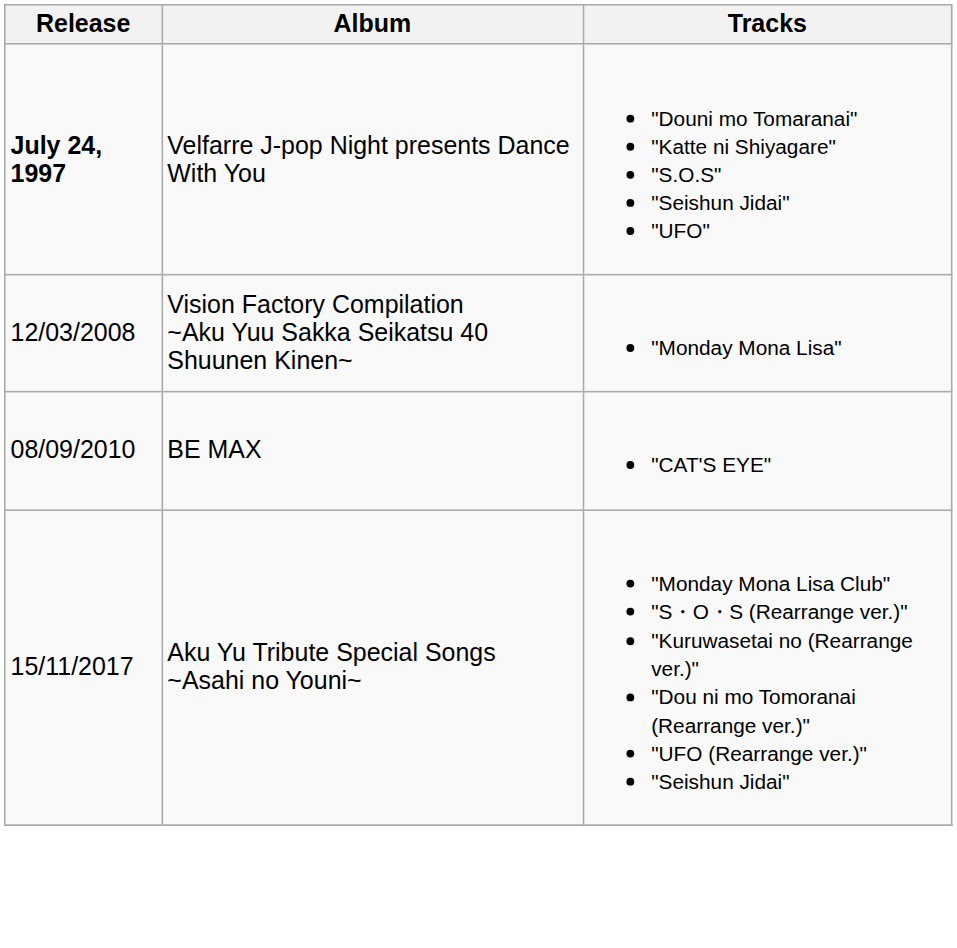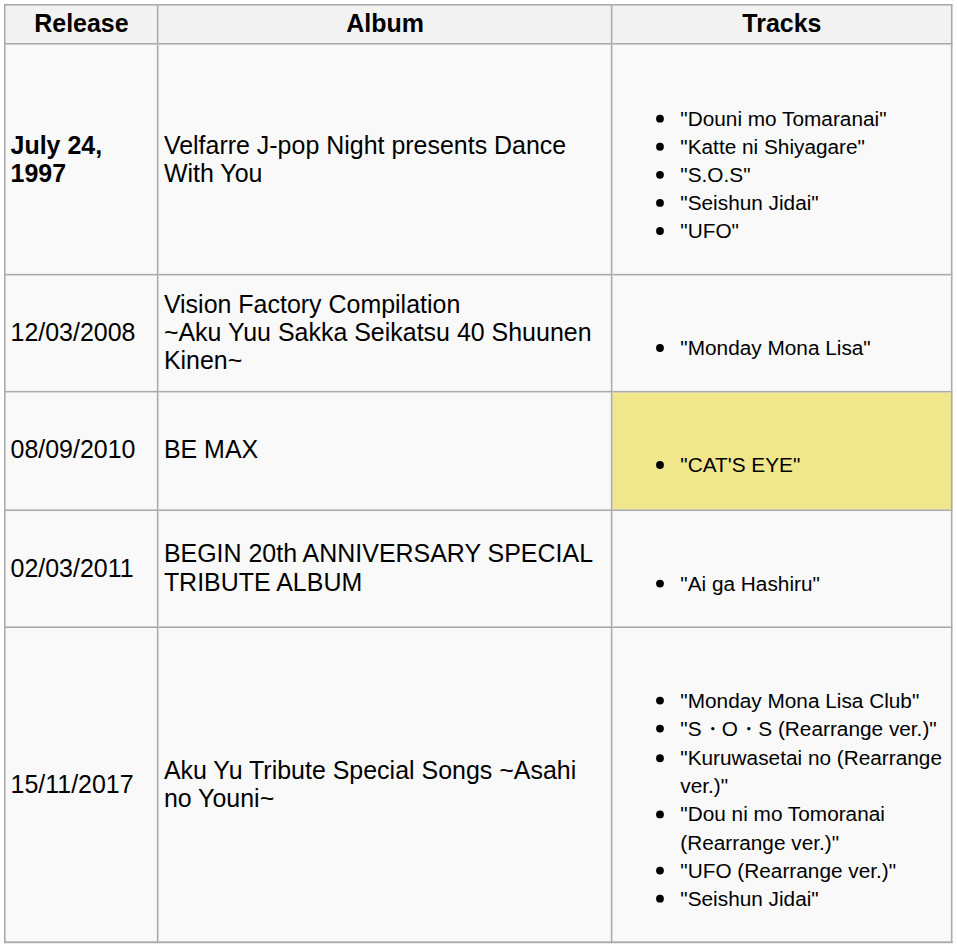(767, 465) no background -> (782, 465) khaki background
+ row: (378, 567)
